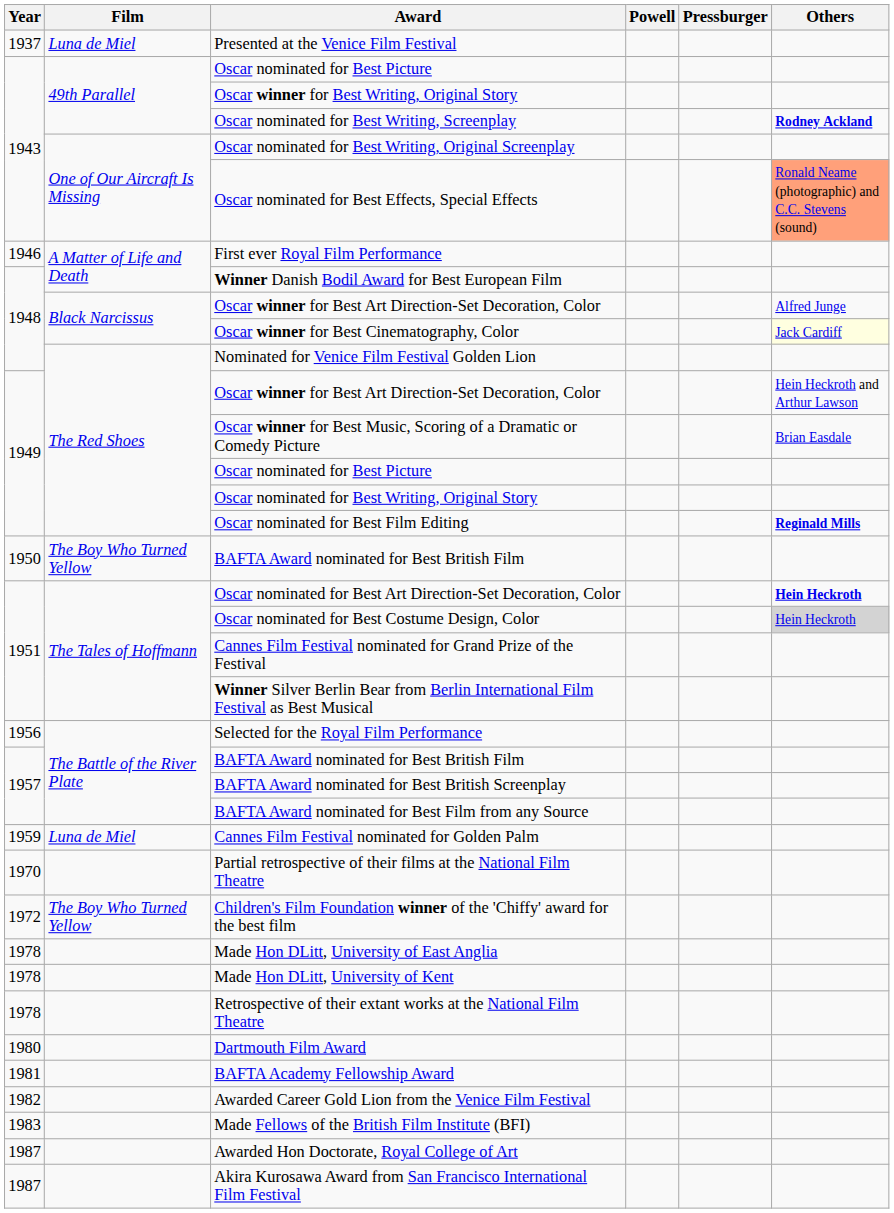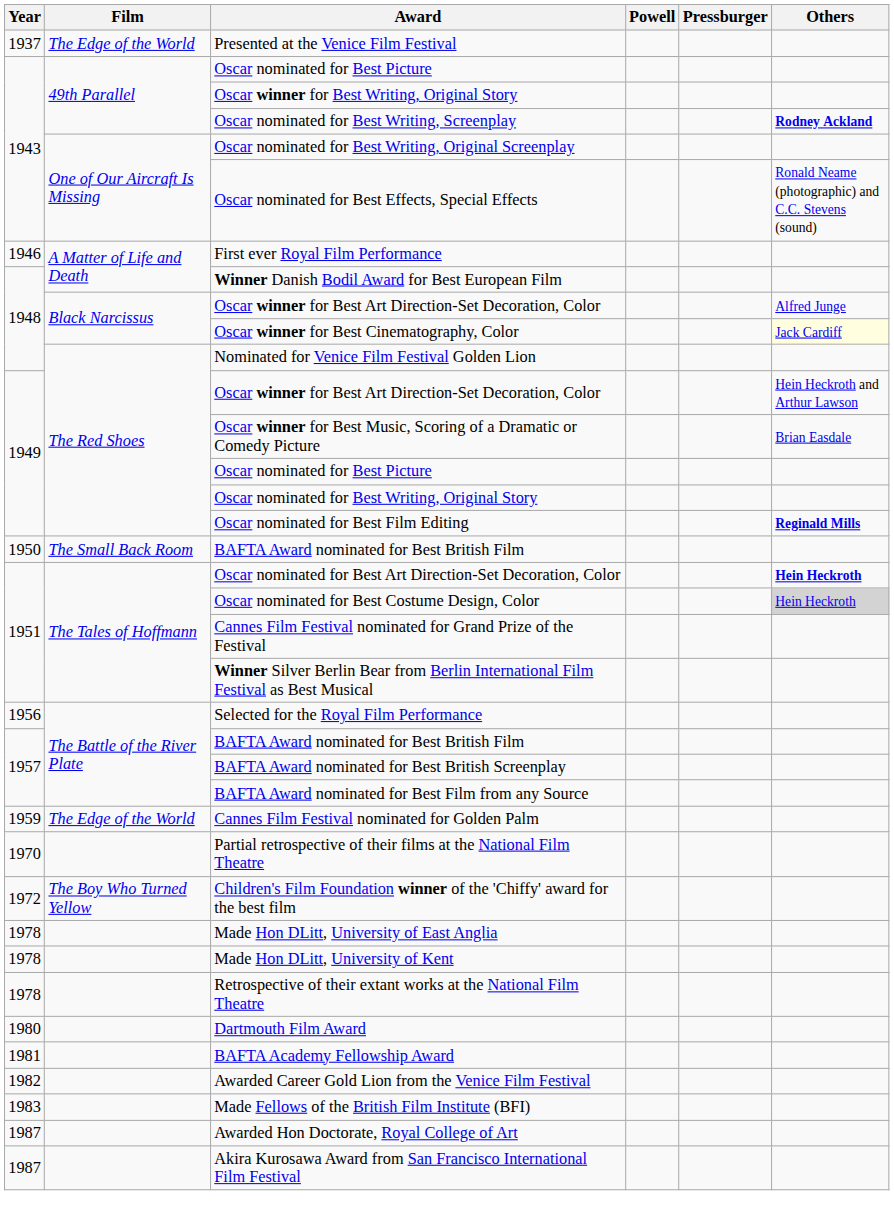(92, 43) Luna de Miel -> (122, 43) The Edge of the World
(827, 201) lightsalmon background -> (827, 201) no background
(118, 558) The Boy Who Turned Yellow -> (121, 549) The Small Back Room
(92, 837) Luna de Miel -> (122, 818) The Edge of the World
